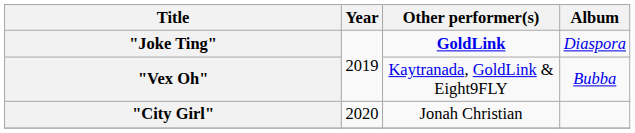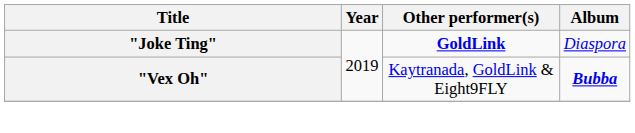(595, 79) normal -> (595, 79) bold
- row: (173, 114)
